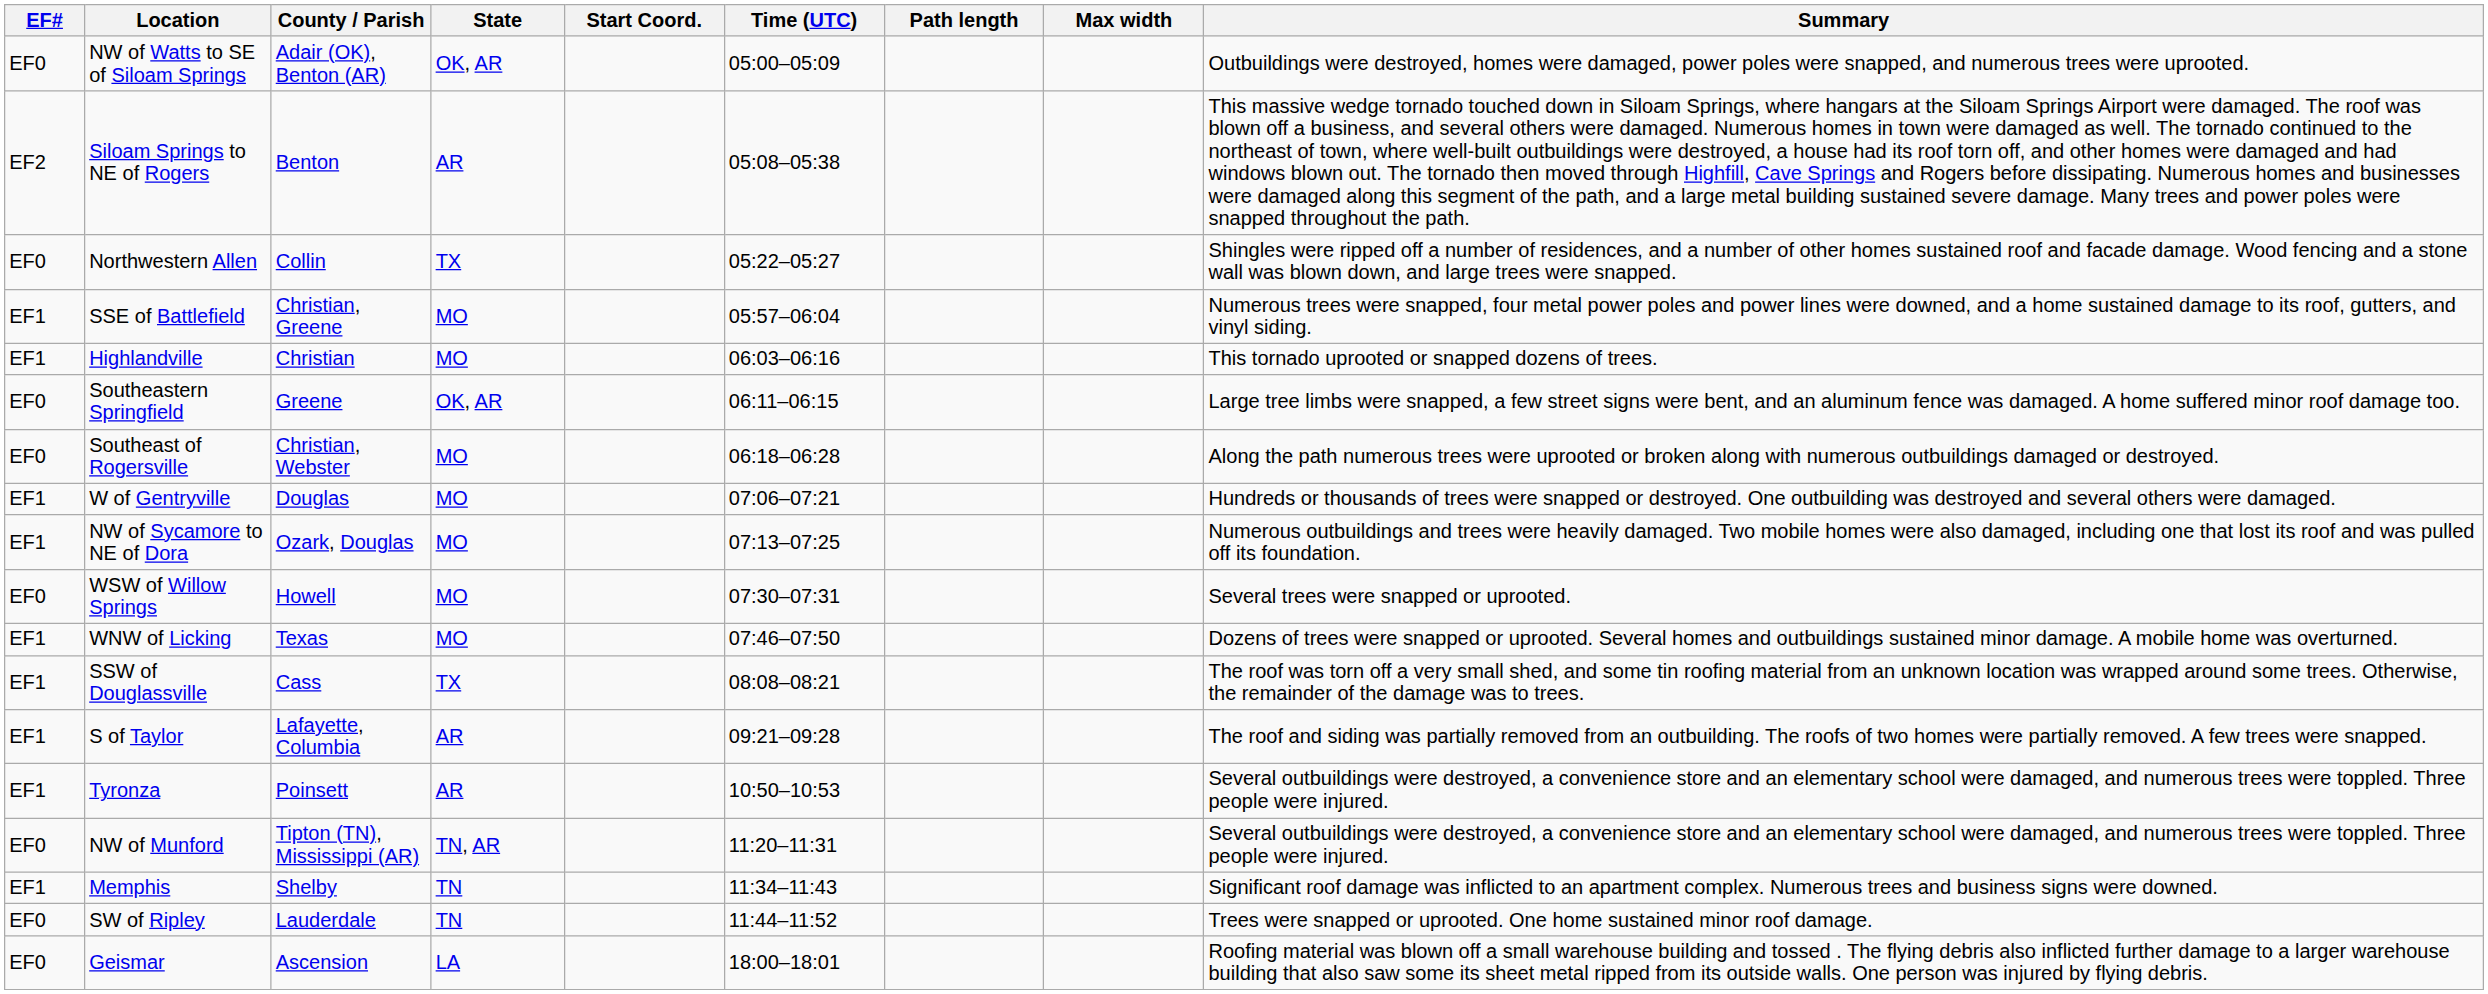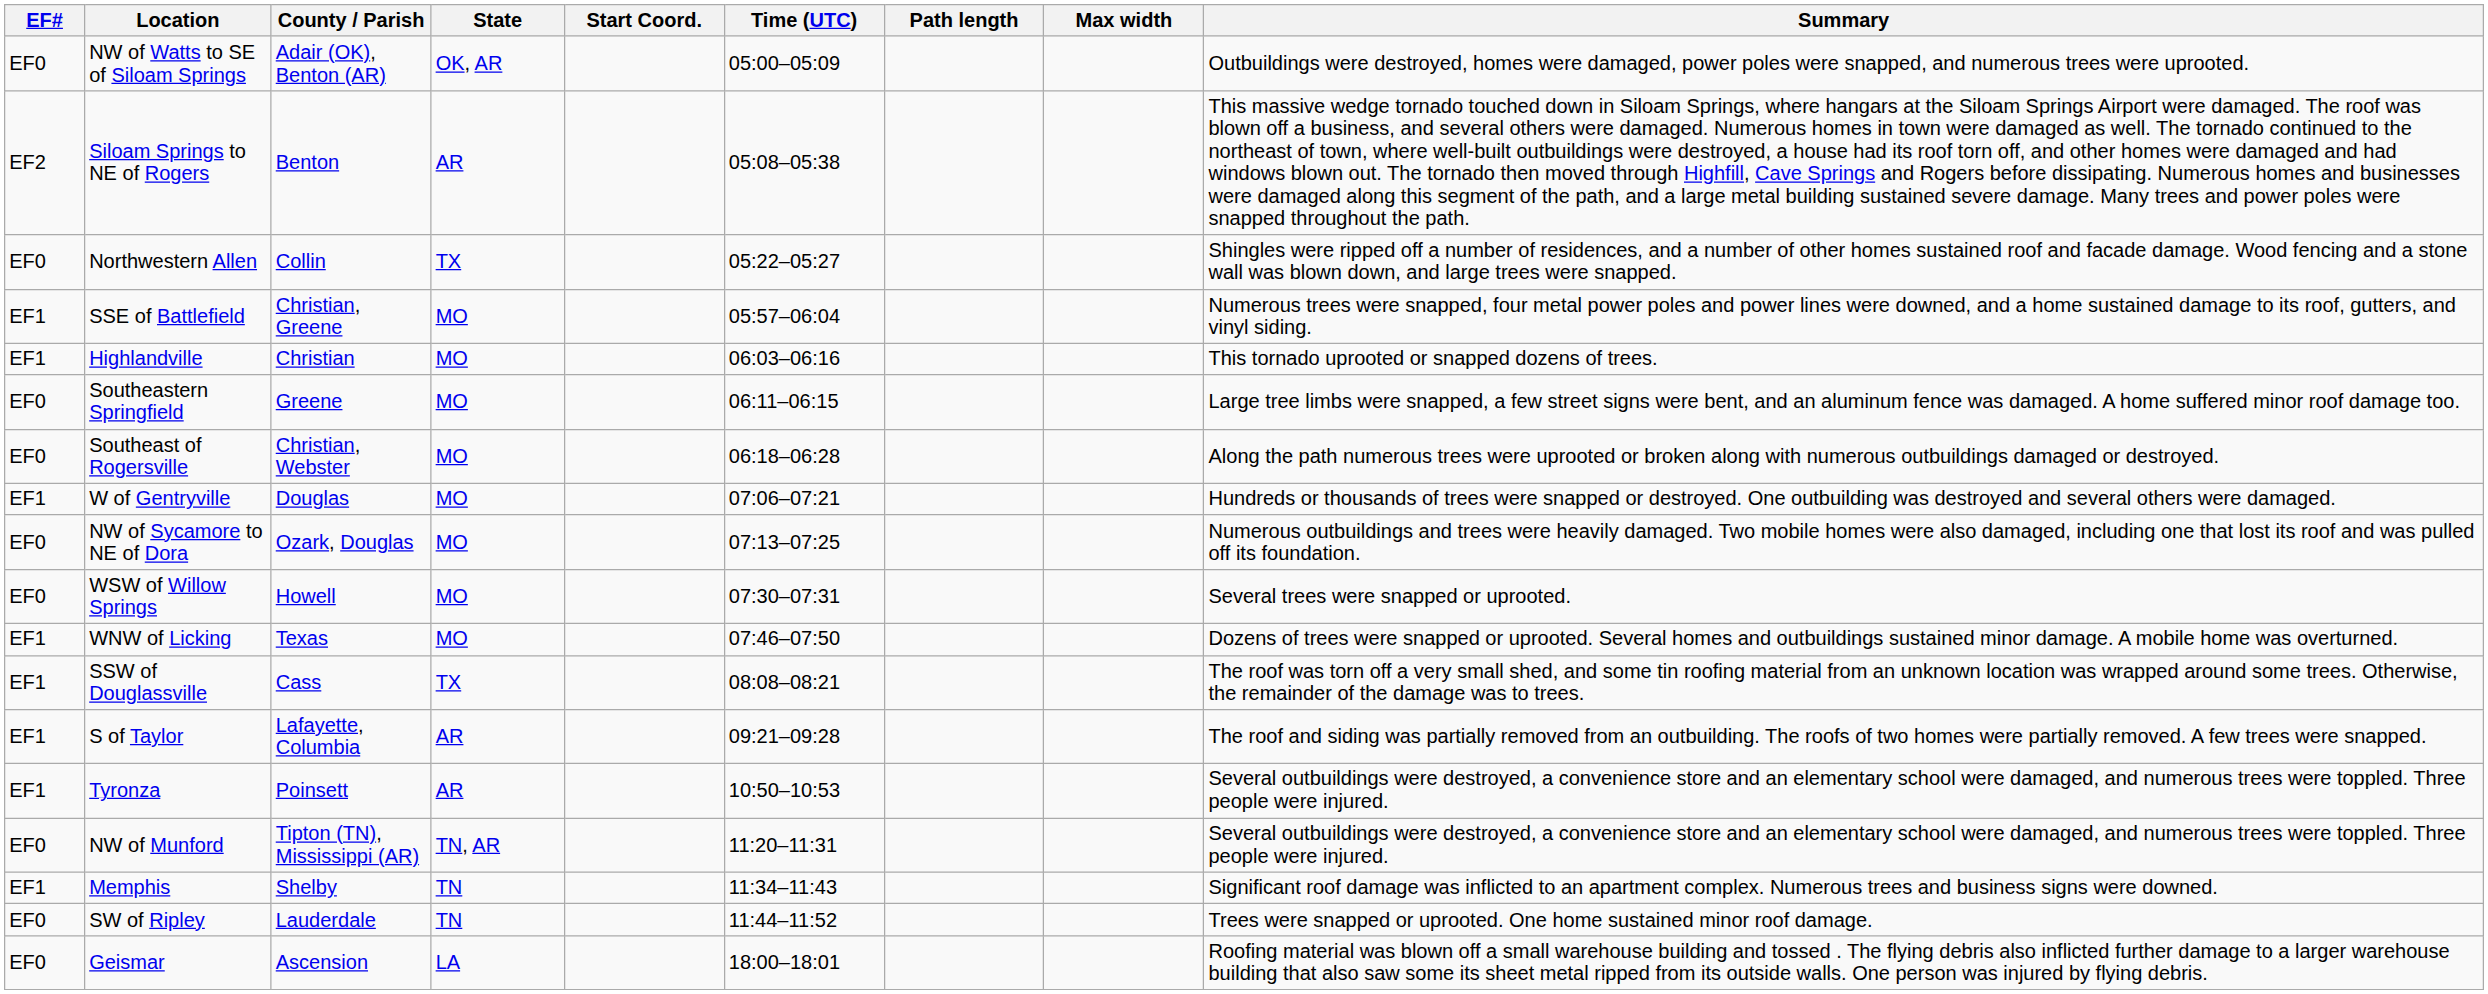(469, 401) OK, AR -> (452, 401) MO
(28, 542) EF1 -> (28, 542) EF0
